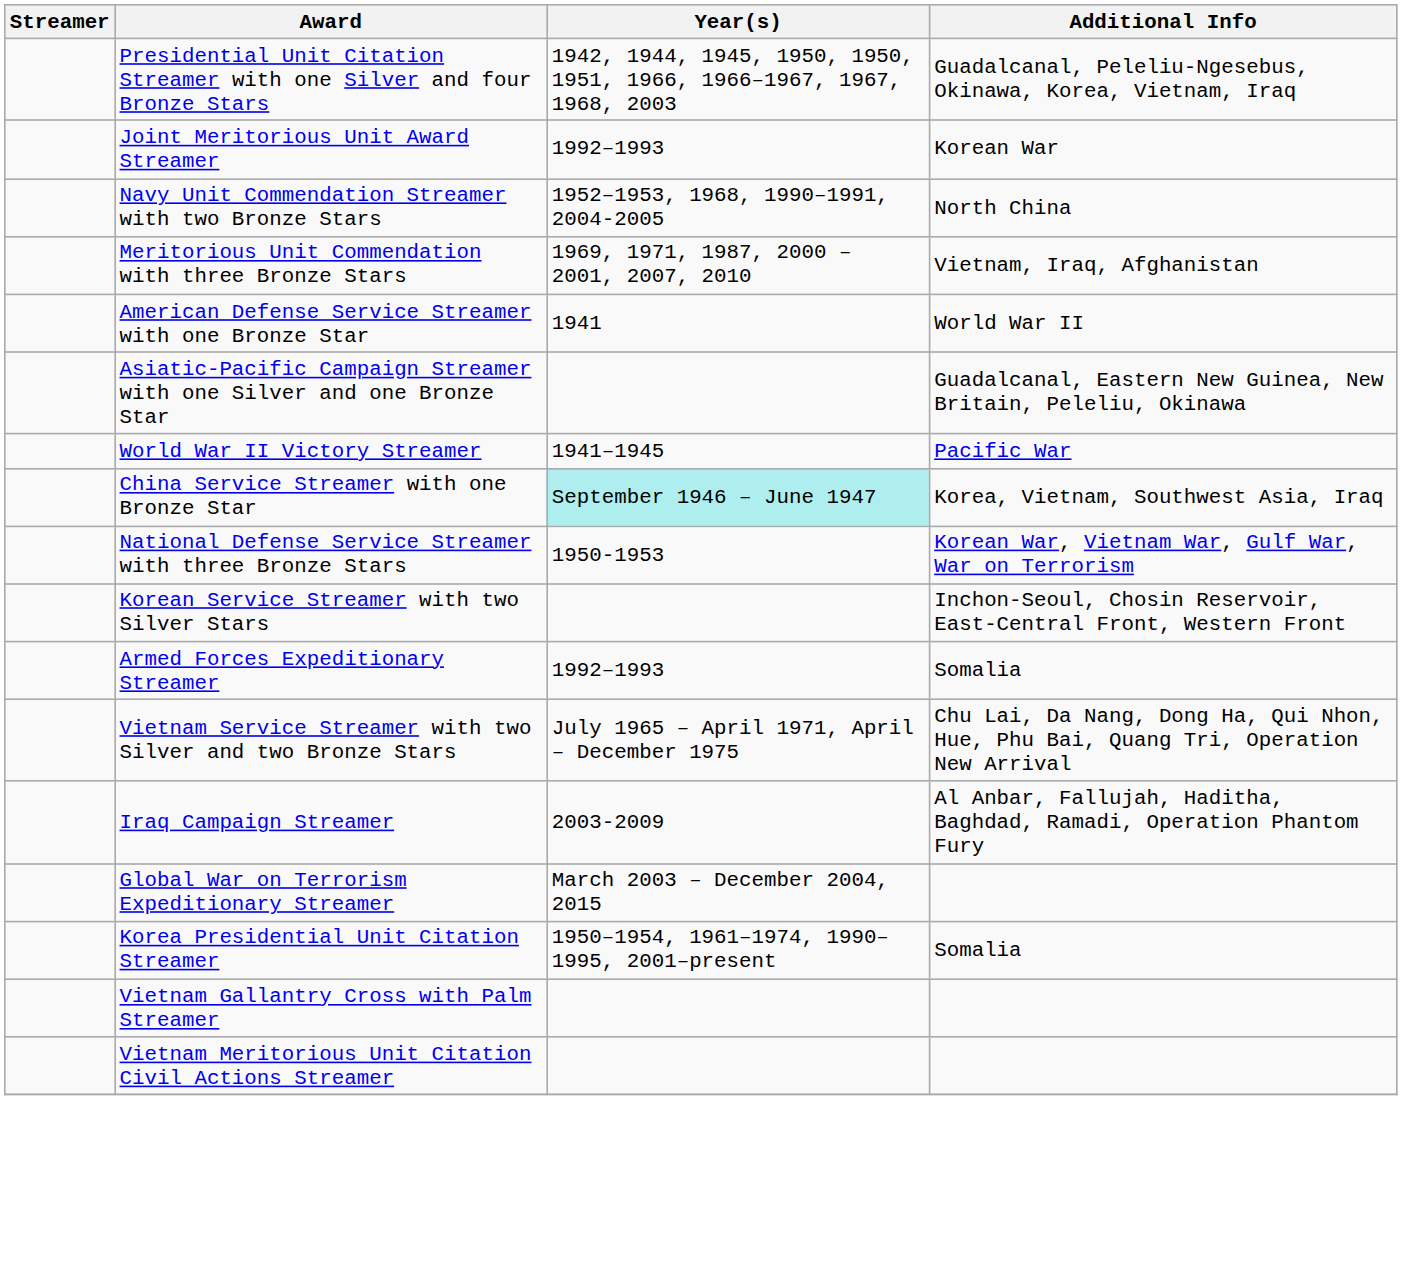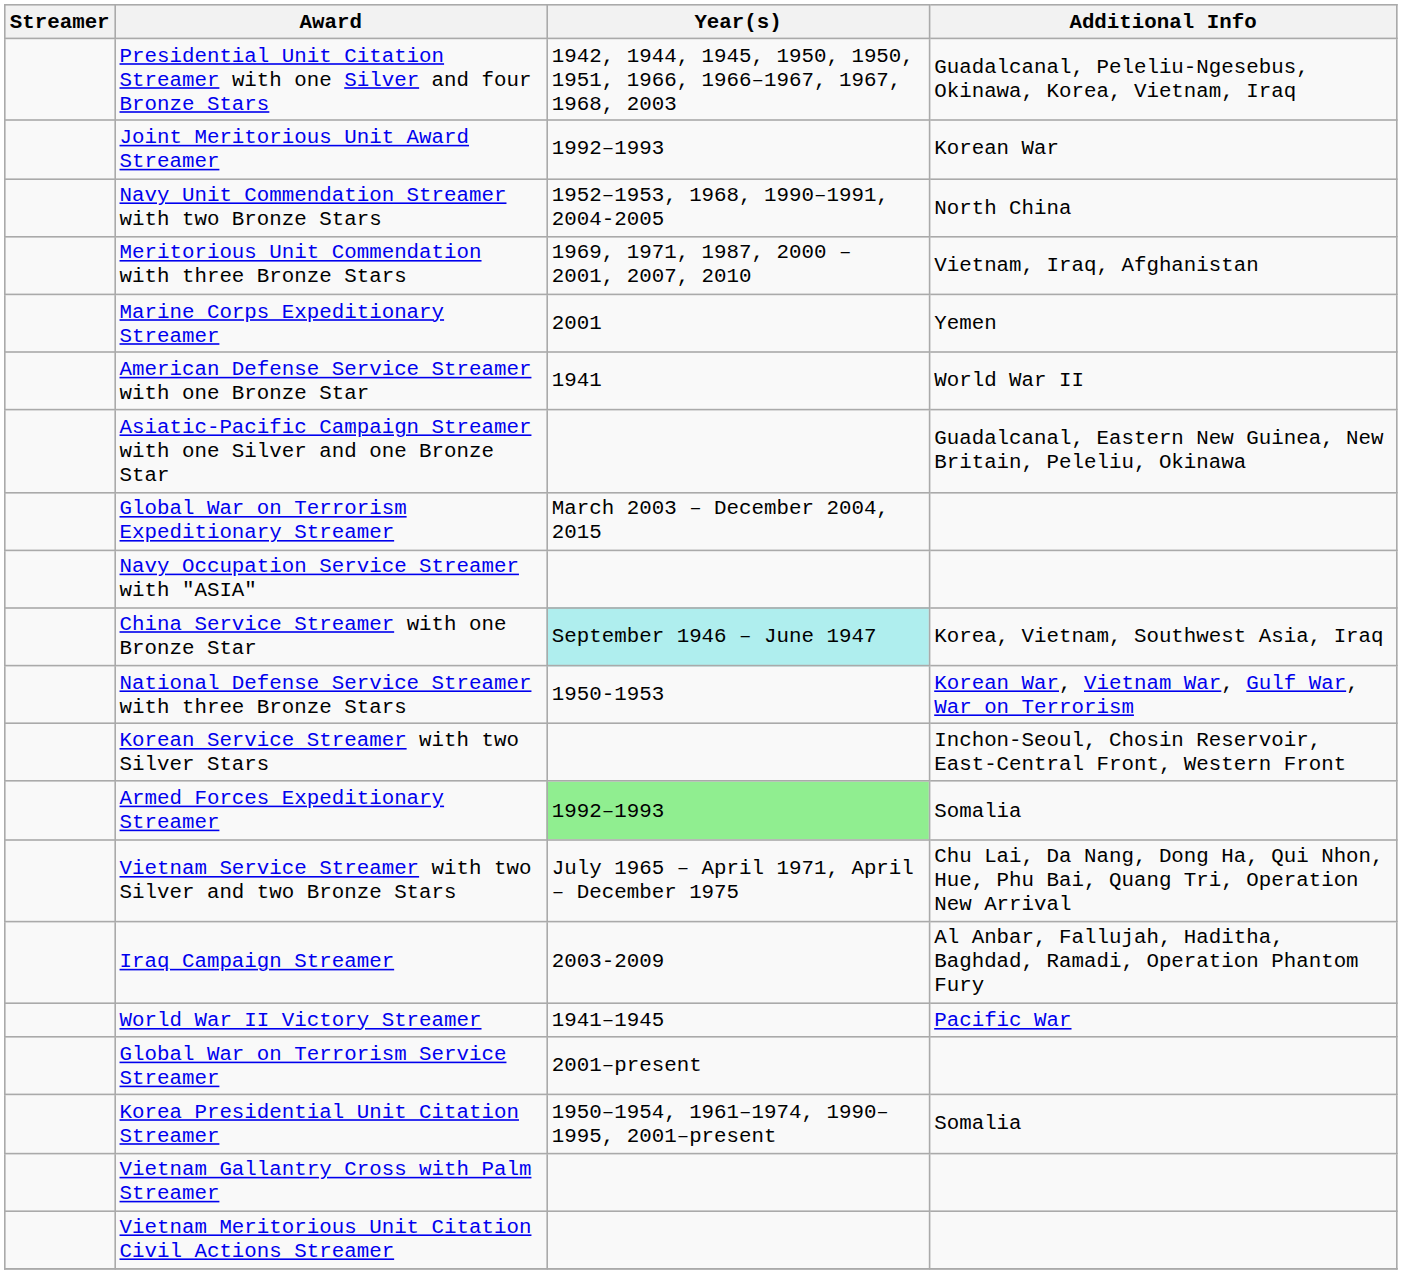+ row: (282, 323)
rows swapped: (301, 451) <-> (263, 892)
+ row: (319, 579)
(608, 671) no background -> (608, 810) lightgreen background
+ row: (313, 1066)
